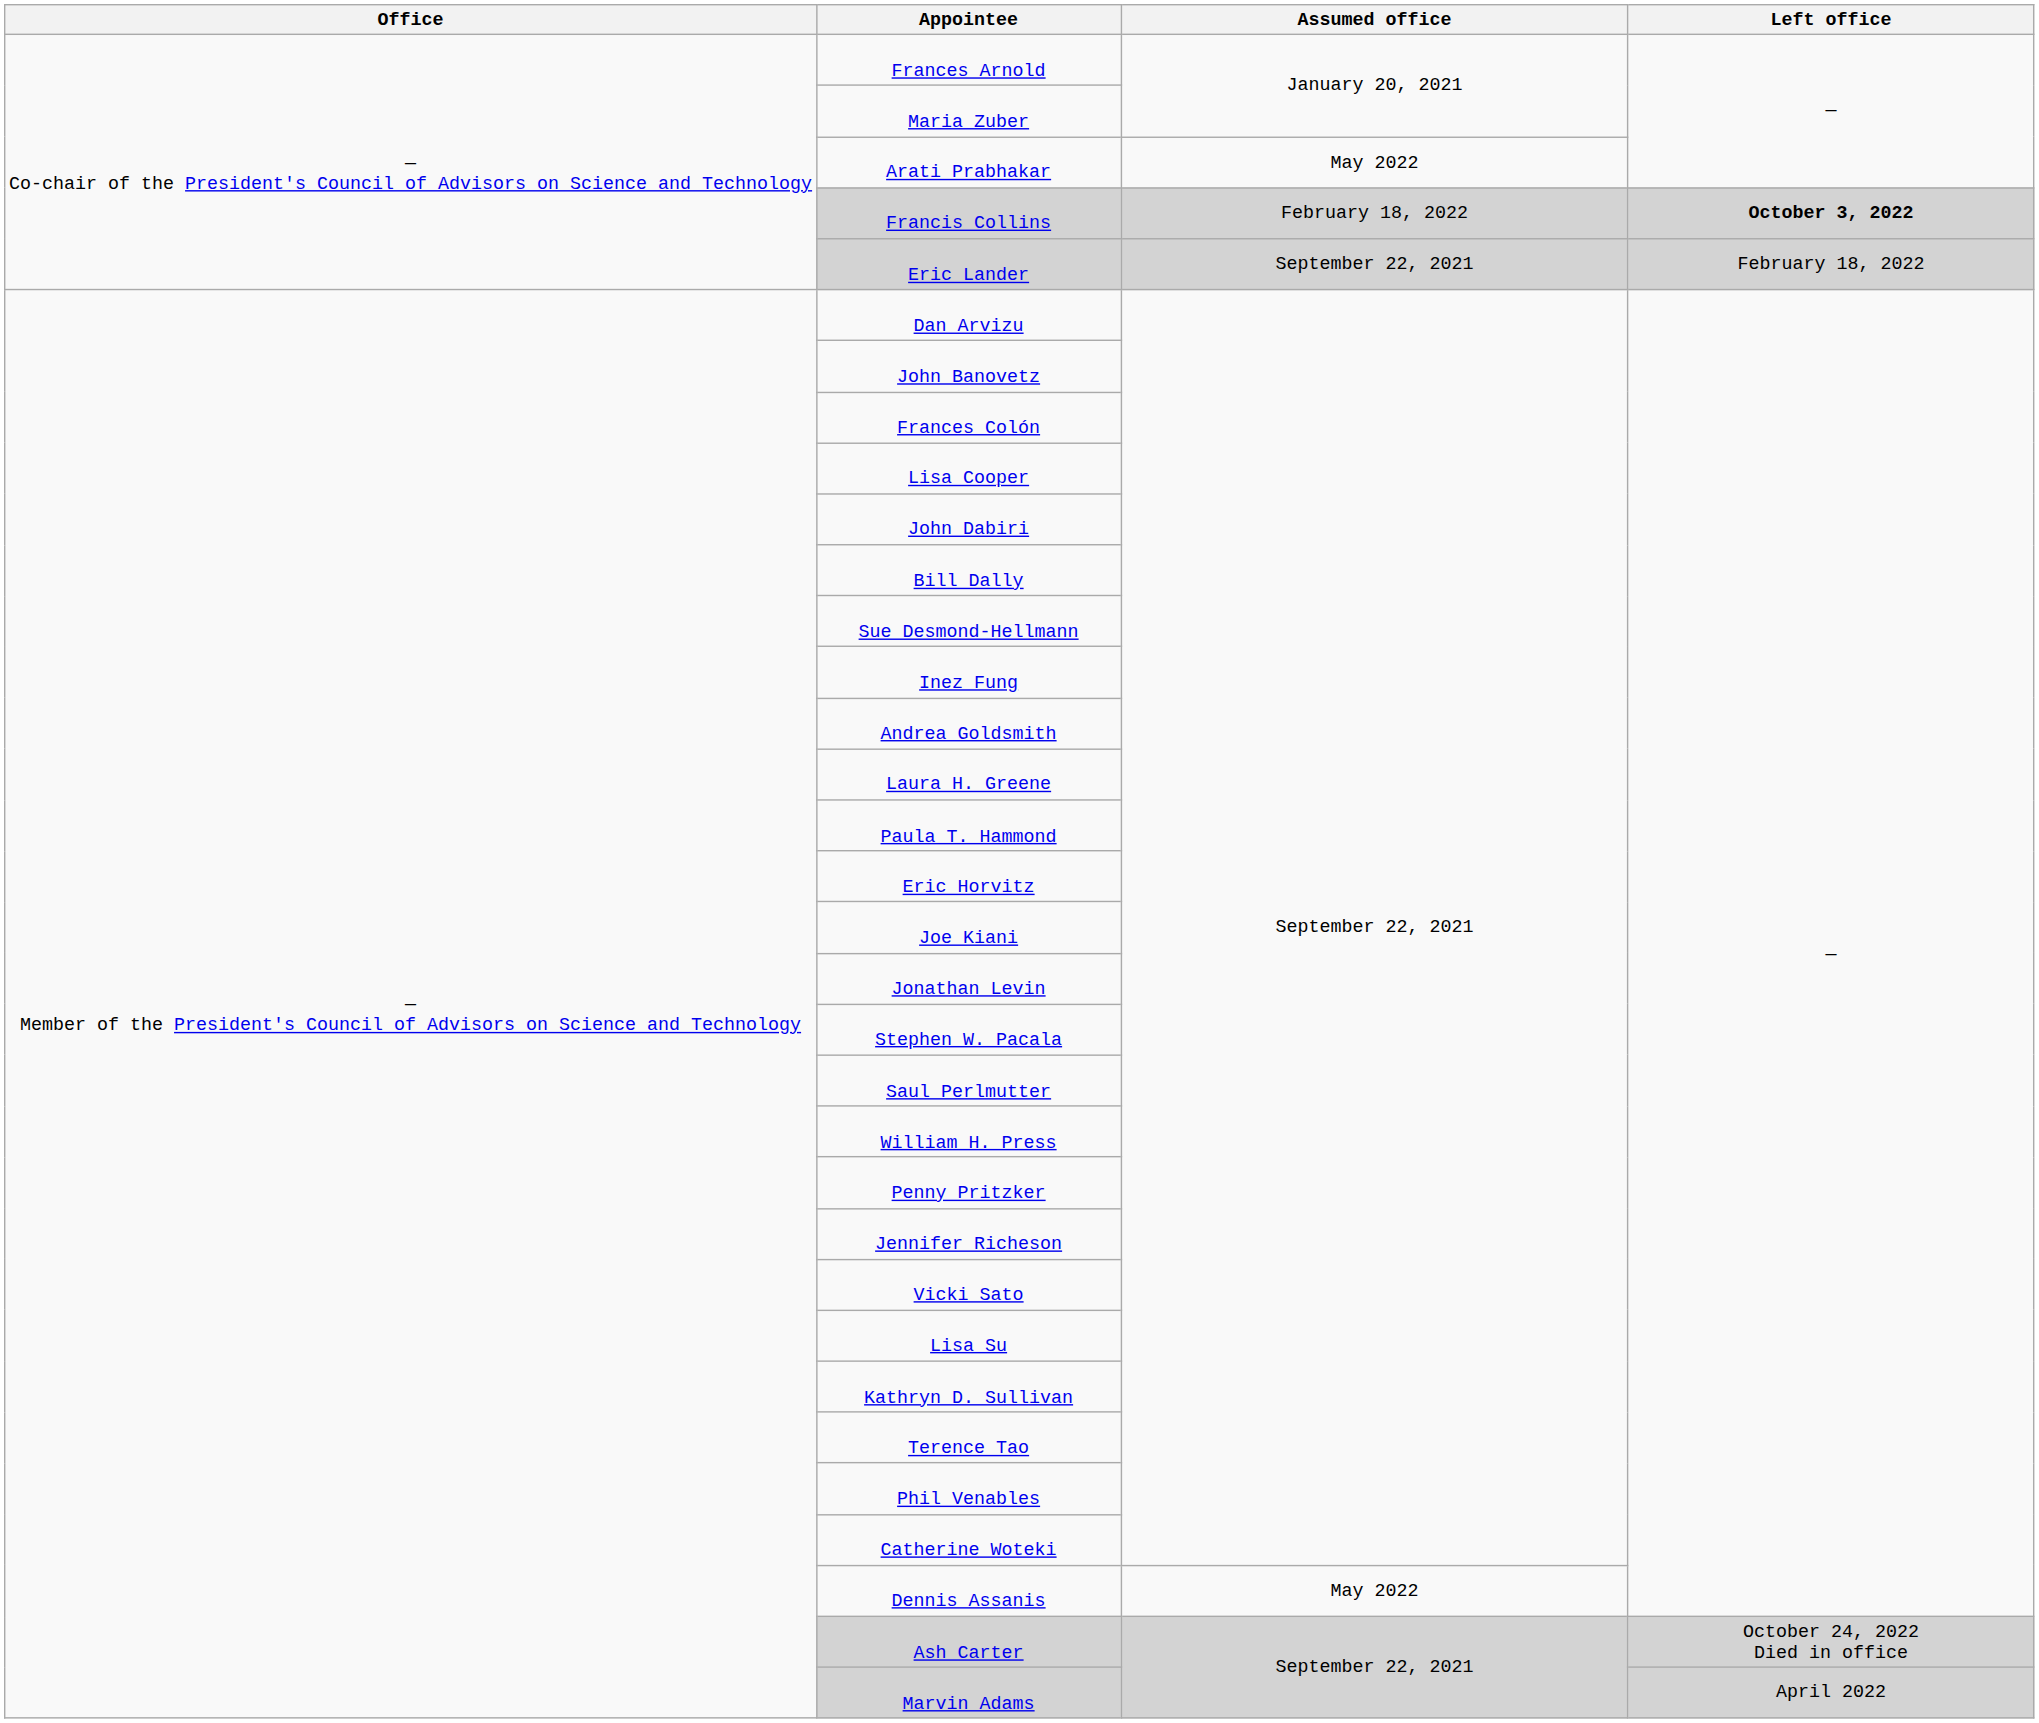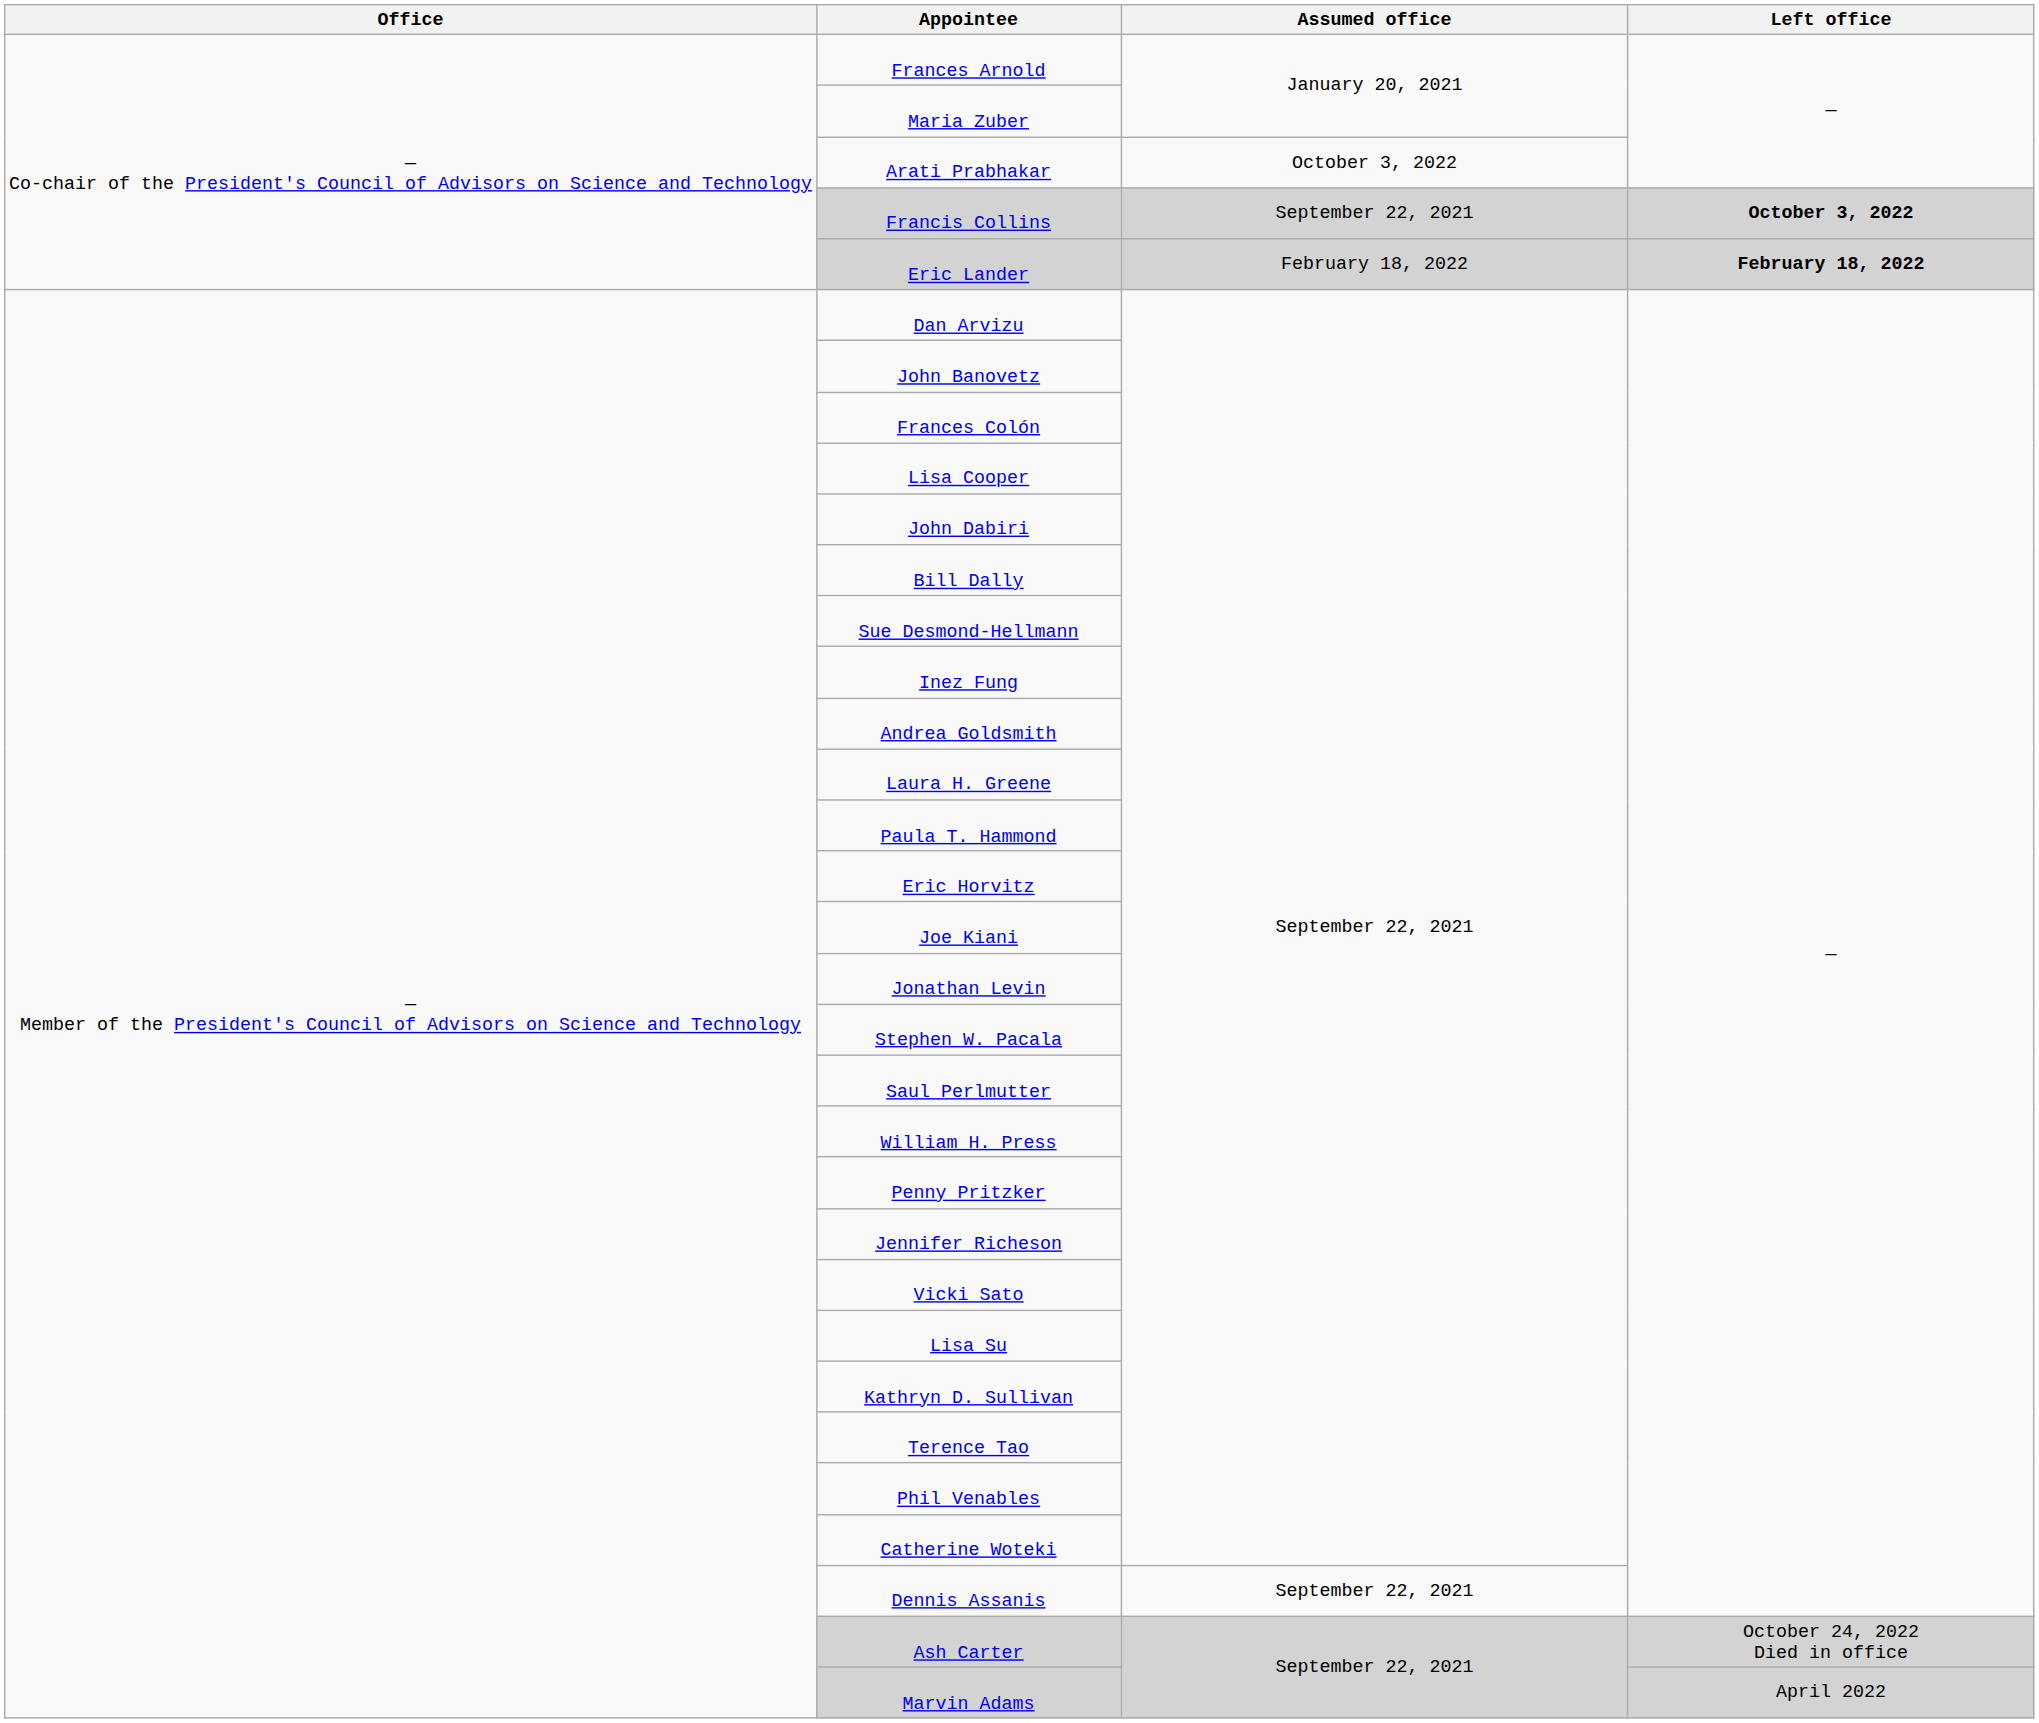(1374, 162) May 2022 -> (1374, 162) October 3, 2022
(1374, 213) February 18, 2022 -> (1374, 213) September 22, 2021
(1374, 264) September 22, 2021 -> (1374, 264) February 18, 2022
(1831, 264) normal -> (1831, 264) bold
(1374, 1591) May 2022 -> (1374, 1591) September 22, 2021
